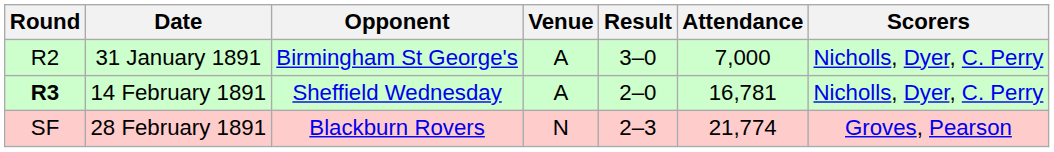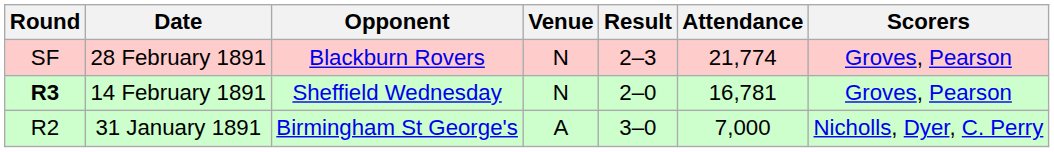rows swapped: (178, 57) <-> (178, 127)
(561, 92) A -> (561, 92) N
(928, 92) Nicholls, Dyer, C. Perry -> (928, 92) Groves, Pearson
